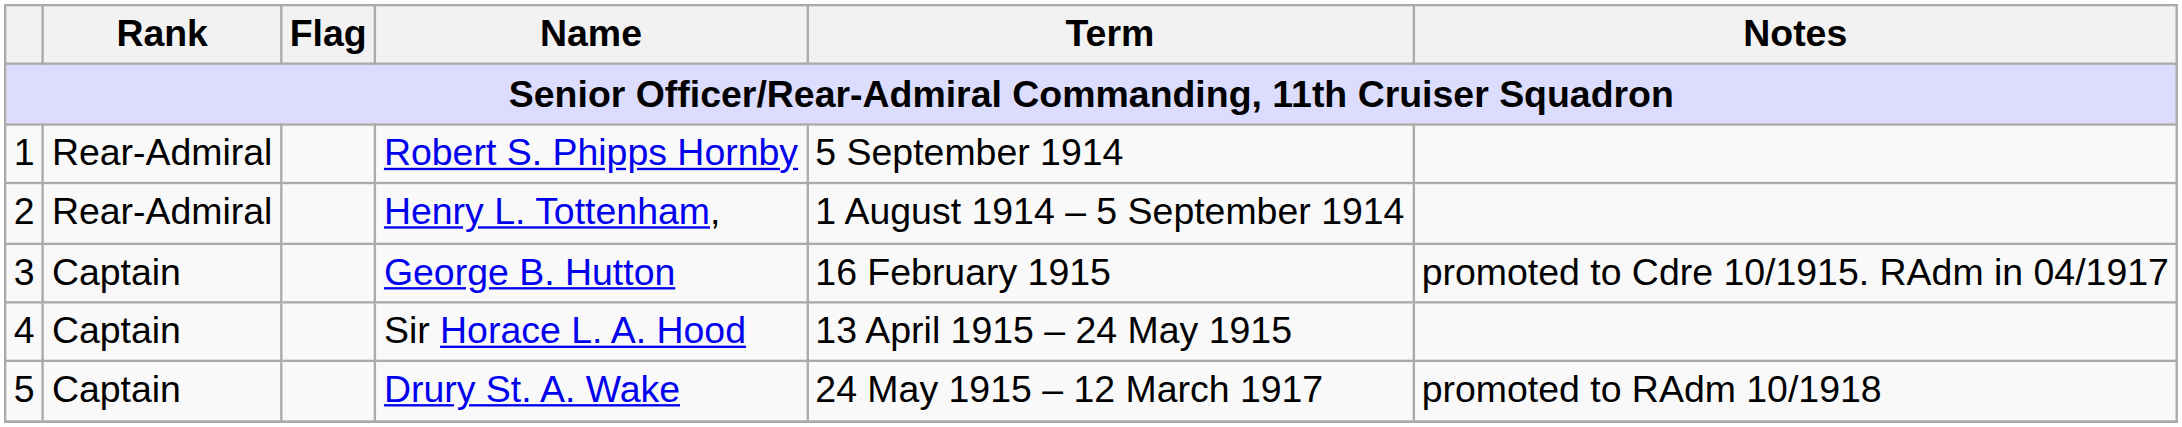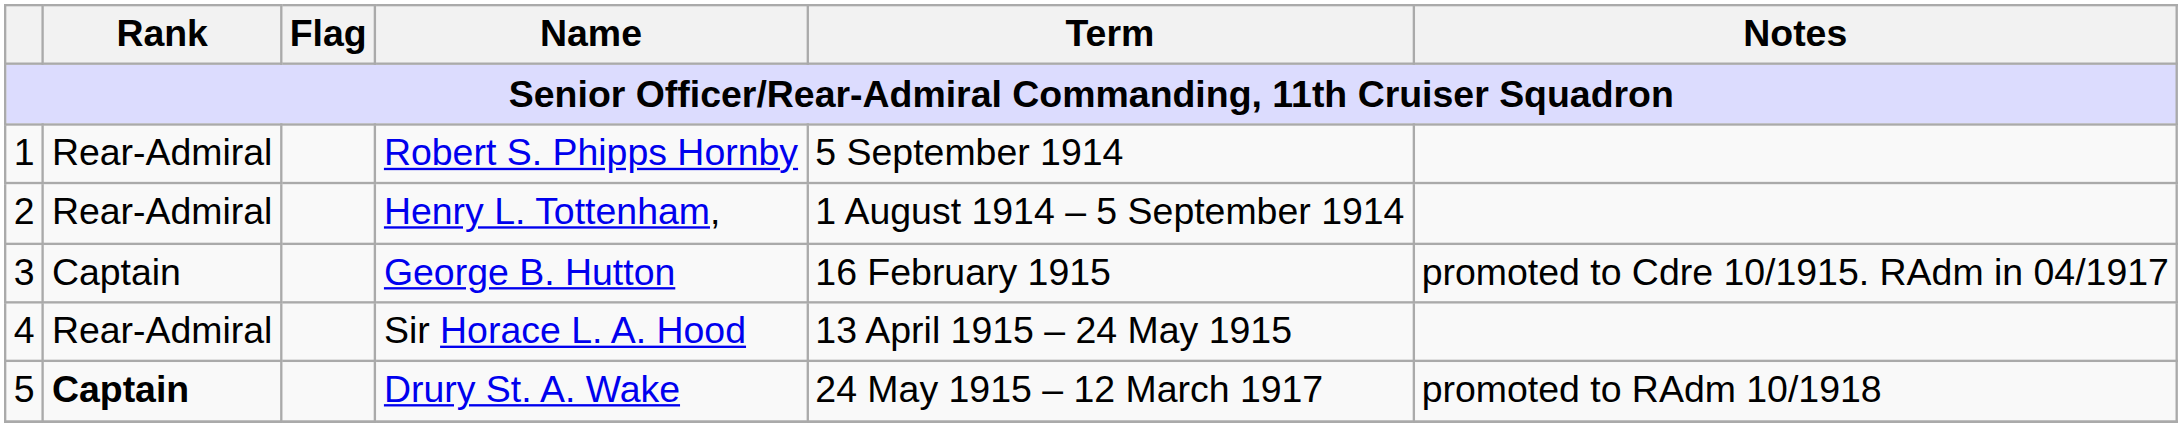(116, 331) Captain -> (162, 331) Rear-Admiral
(116, 390) normal -> (121, 390) bold
